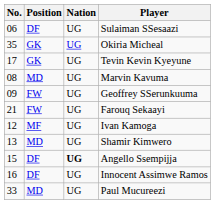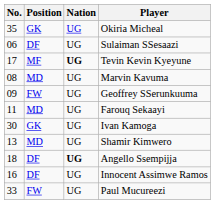rows swapped: (132, 45) <-> (140, 28)
(34, 61) GK -> (34, 61) MF
(74, 61) normal -> (74, 61) bold
(12, 110) 21 -> (12, 110) 11
(34, 110) FW -> (35, 110) MD
(12, 126) 12 -> (12, 126) 30
(34, 126) MF -> (34, 126) GK
(12, 158) 15 -> (12, 158) 18
(35, 191) MD -> (34, 191) FW
